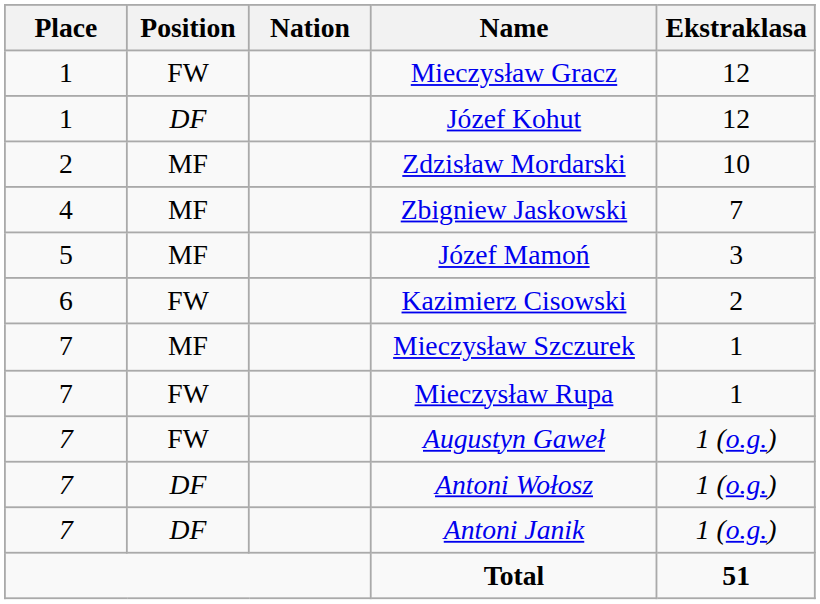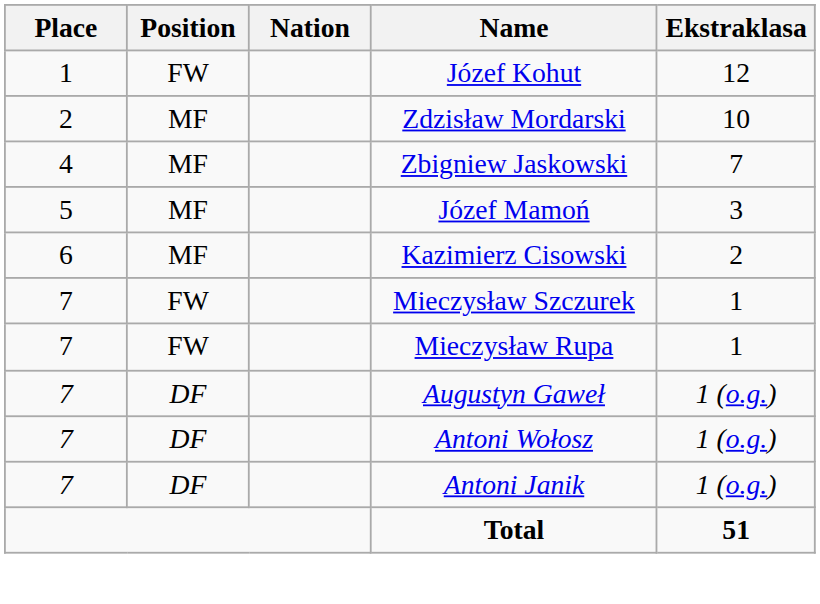- row: (514, 73)
(188, 118) DF -> (188, 73) FW
(188, 301) FW -> (188, 255) MF
(188, 346) MF -> (188, 301) FW
(188, 438) FW -> (188, 392) DF
